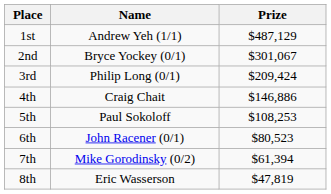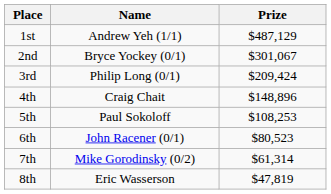(272, 96) $146,886 -> (272, 96) $148,896
(272, 158) $61,394 -> (272, 158) $61,314
